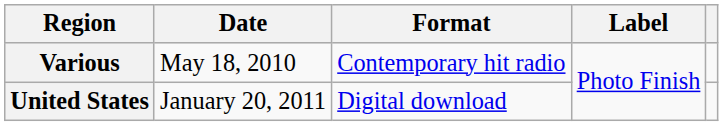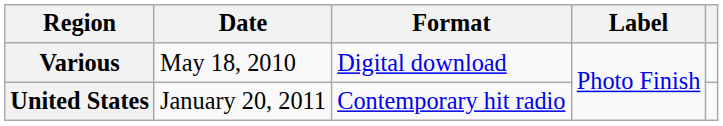(451, 62) Contemporary hit radio -> (422, 62) Digital download
(422, 100) Digital download -> (451, 100) Contemporary hit radio
